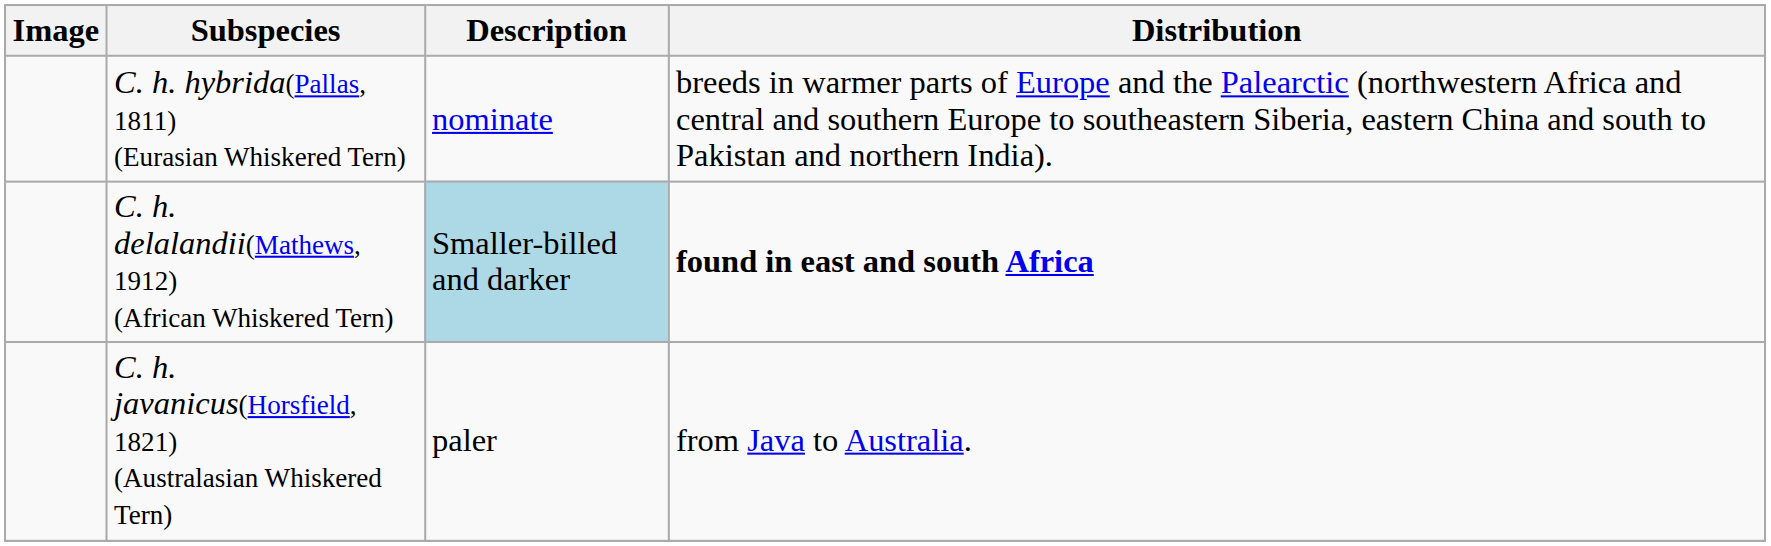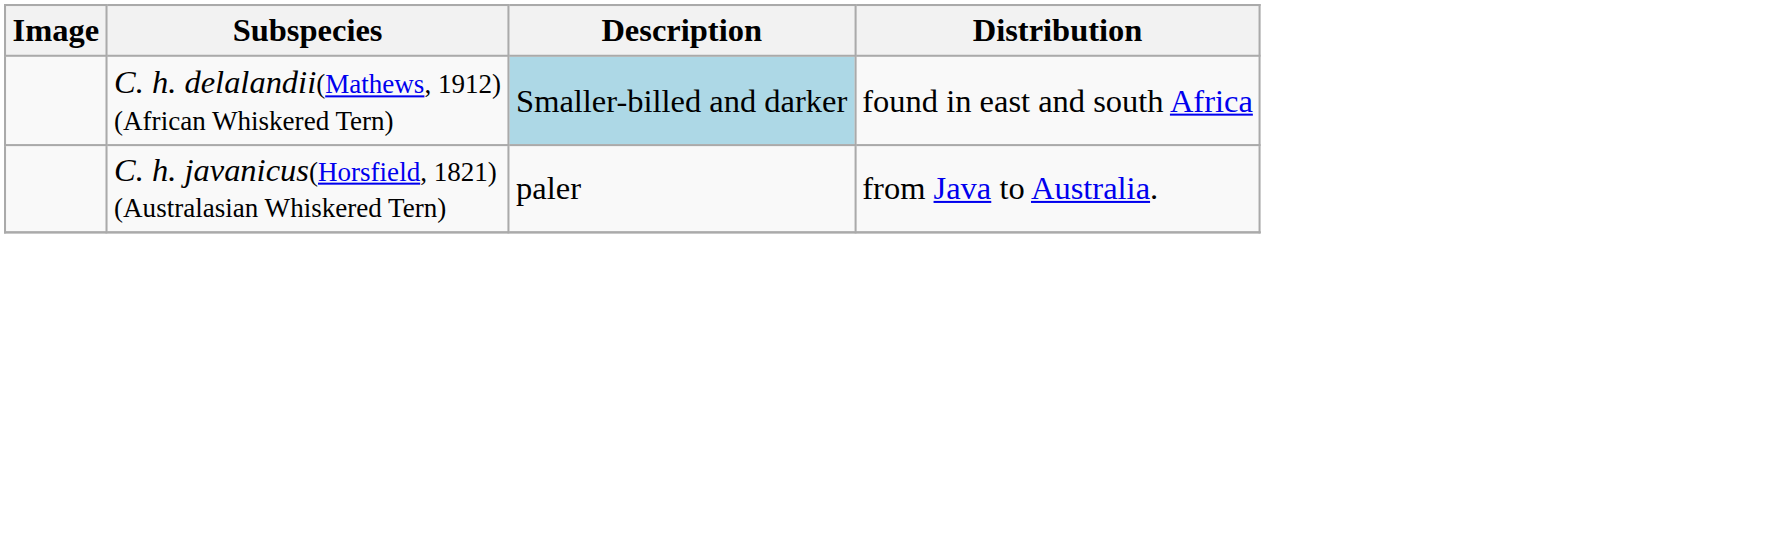- row: (260, 118)
(885, 261) bold -> (1058, 100) normal
